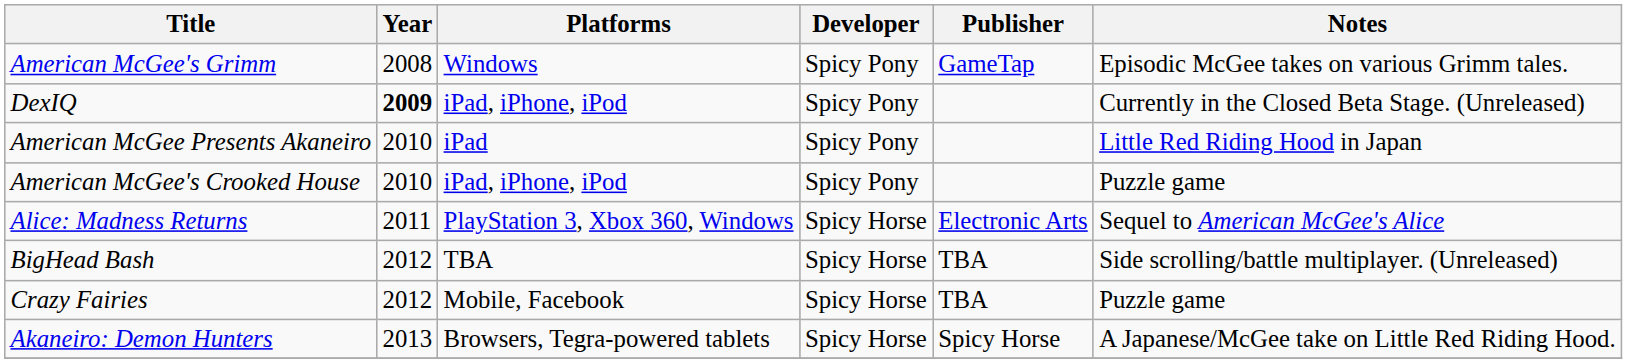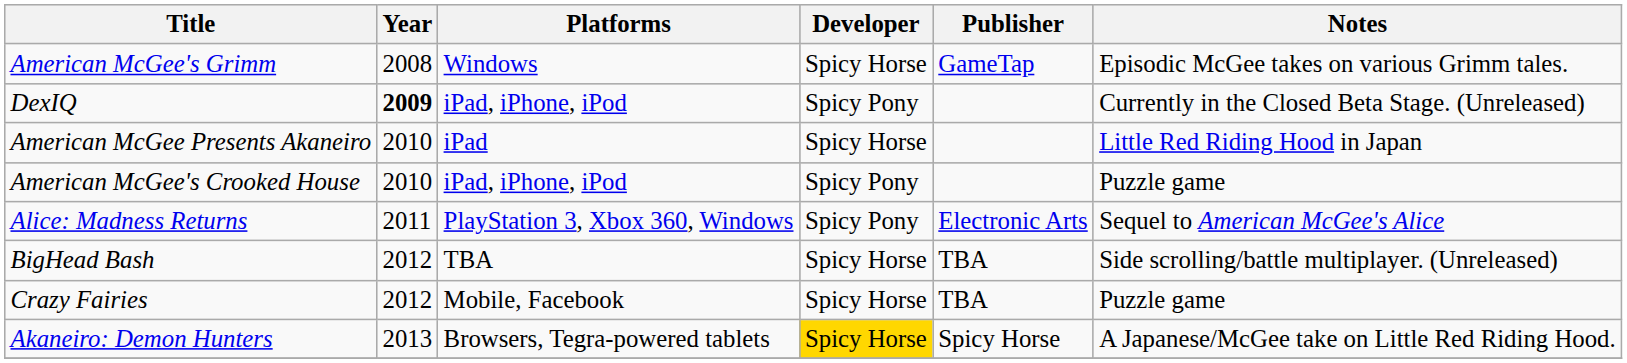(862, 63) Spicy Pony -> (866, 63) Spicy Horse
(862, 142) Spicy Pony -> (866, 142) Spicy Horse
(866, 220) Spicy Horse -> (862, 220) Spicy Pony
(866, 338) no background -> (866, 338) gold background
